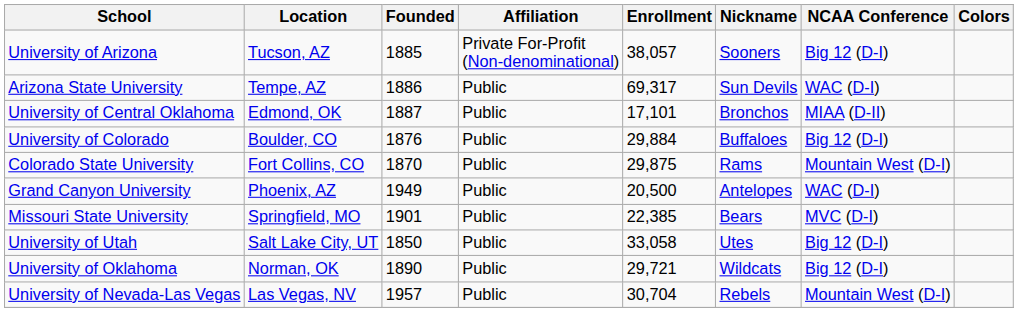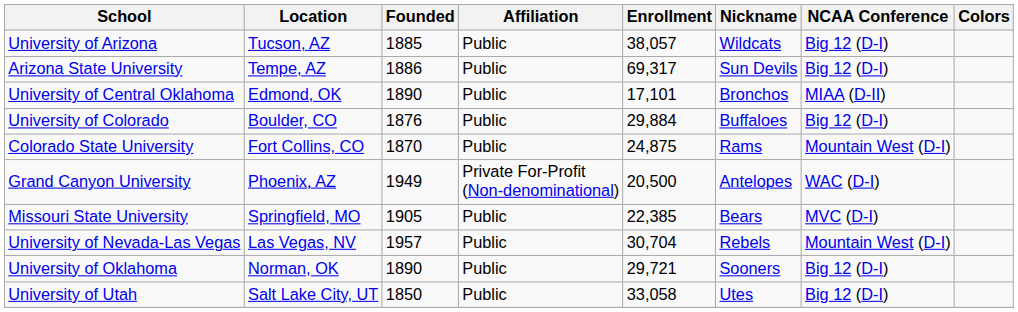(541, 52) Private For-Profit (Non-denominational) -> (484, 43) Public
(750, 52) Sooners -> (750, 43) Wildcats
(842, 87) WAC (D-I) -> (847, 69) Big 12 (D-I)
(404, 113) 1887 -> (404, 95) 1890
(652, 165) 29,875 -> (652, 146) 24,875
(484, 191) Public -> (541, 181) Private For-Profit (Non-denominational)
(404, 216) 1901 -> (404, 216) 1905
rows swapped: (124, 294) <-> (73, 242)
(750, 268) Wildcats -> (750, 268) Sooners
